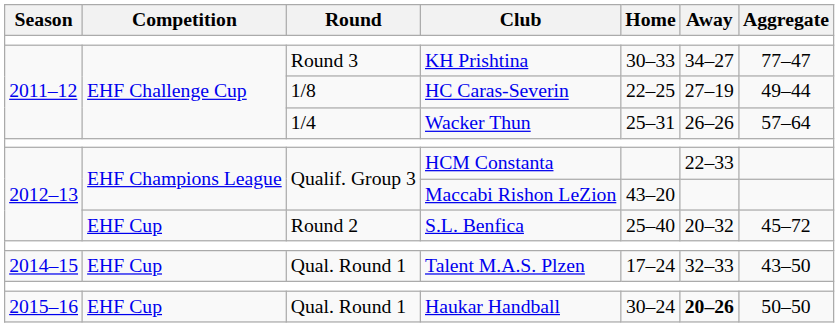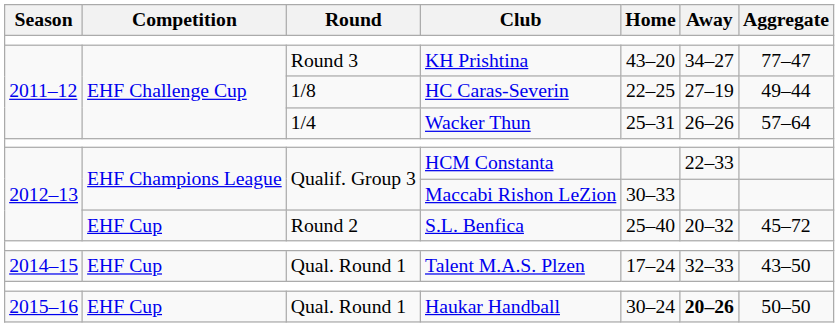(650, 60) 30–33 -> (650, 60) 43–20
(650, 194) 43–20 -> (650, 194) 30–33
